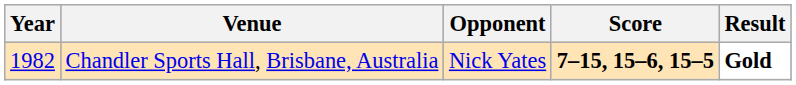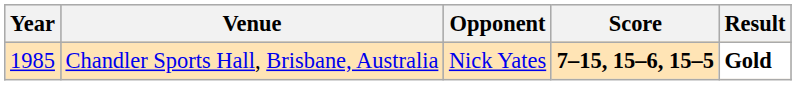(32, 60) 1982 -> (32, 60) 1985
